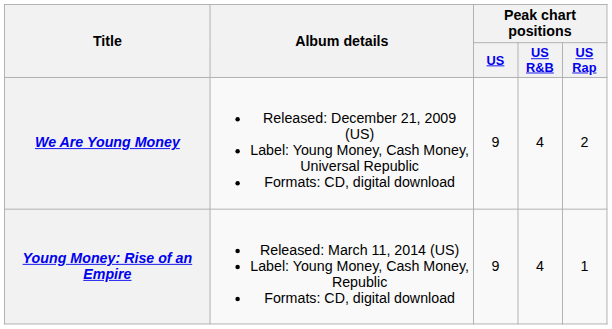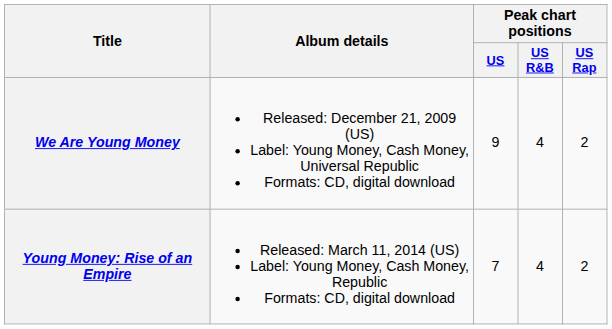(495, 266) 9 -> (495, 266) 7
(584, 266) 1 -> (584, 266) 2
